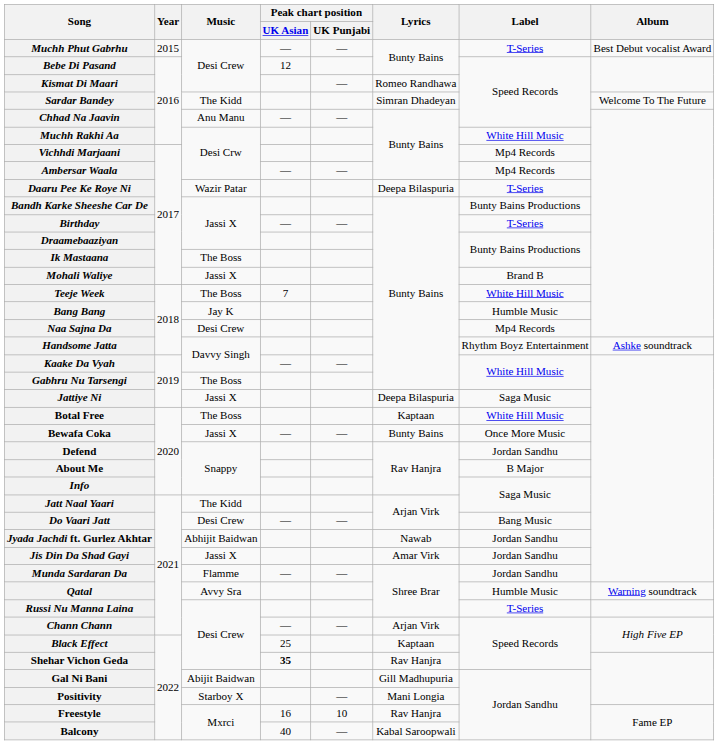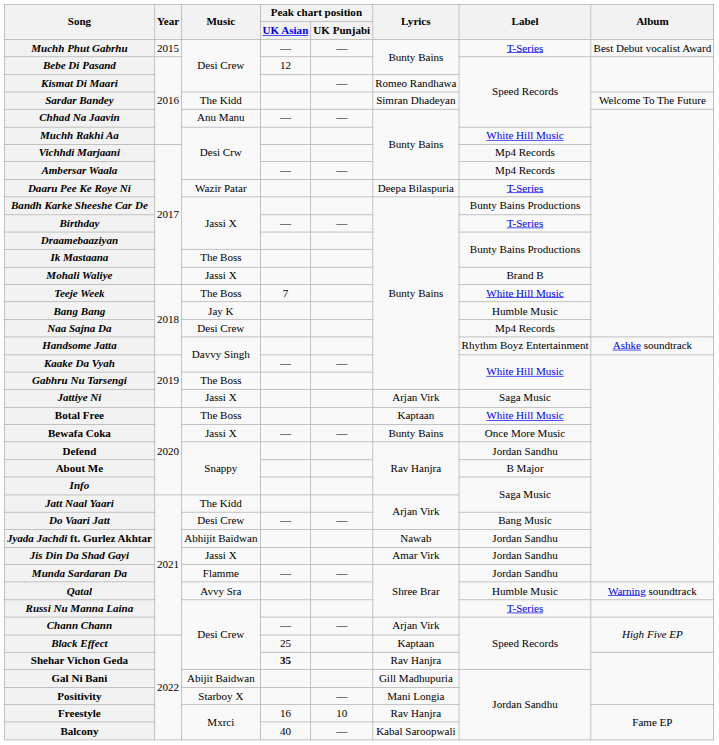(416, 398) Deepa Bilaspuria -> (416, 398) Arjan Virk
